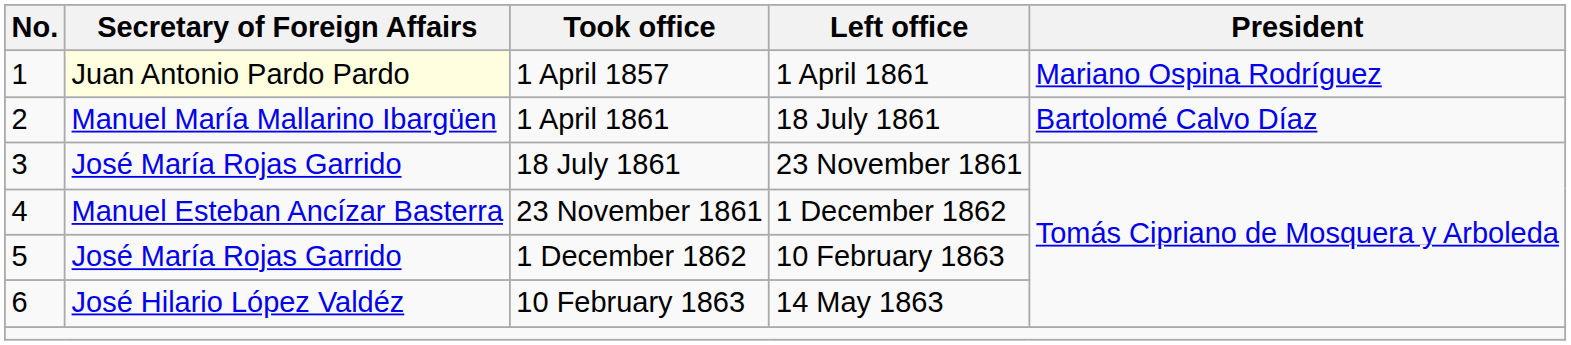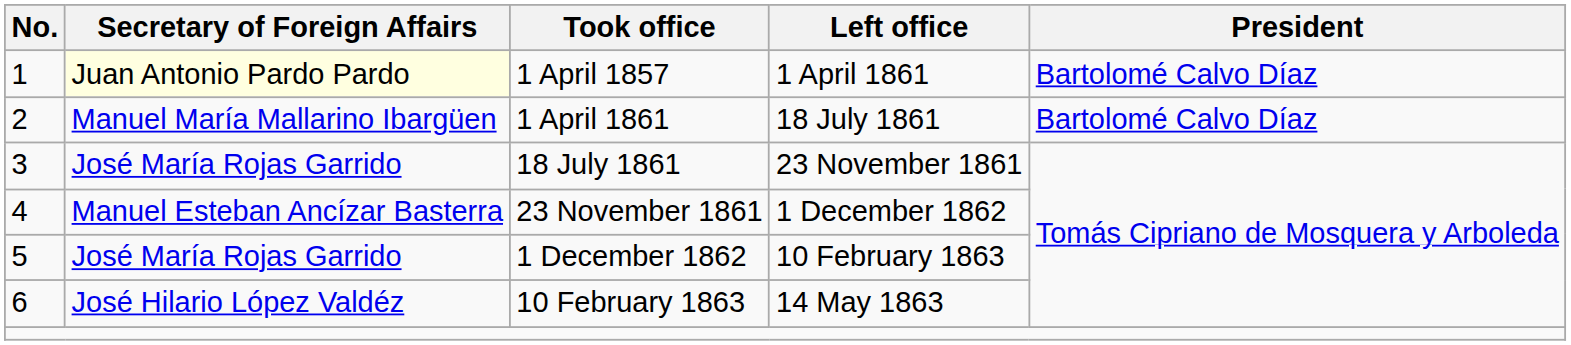(1209, 73) Mariano Ospina Rodríguez -> (1177, 73) Bartolomé Calvo Díaz
